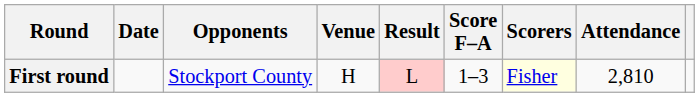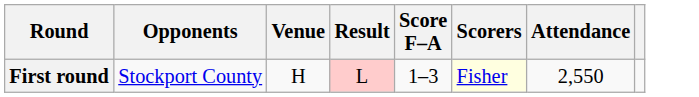- column: (139, 32)
(631, 75) 2,810 -> (581, 75) 2,550
